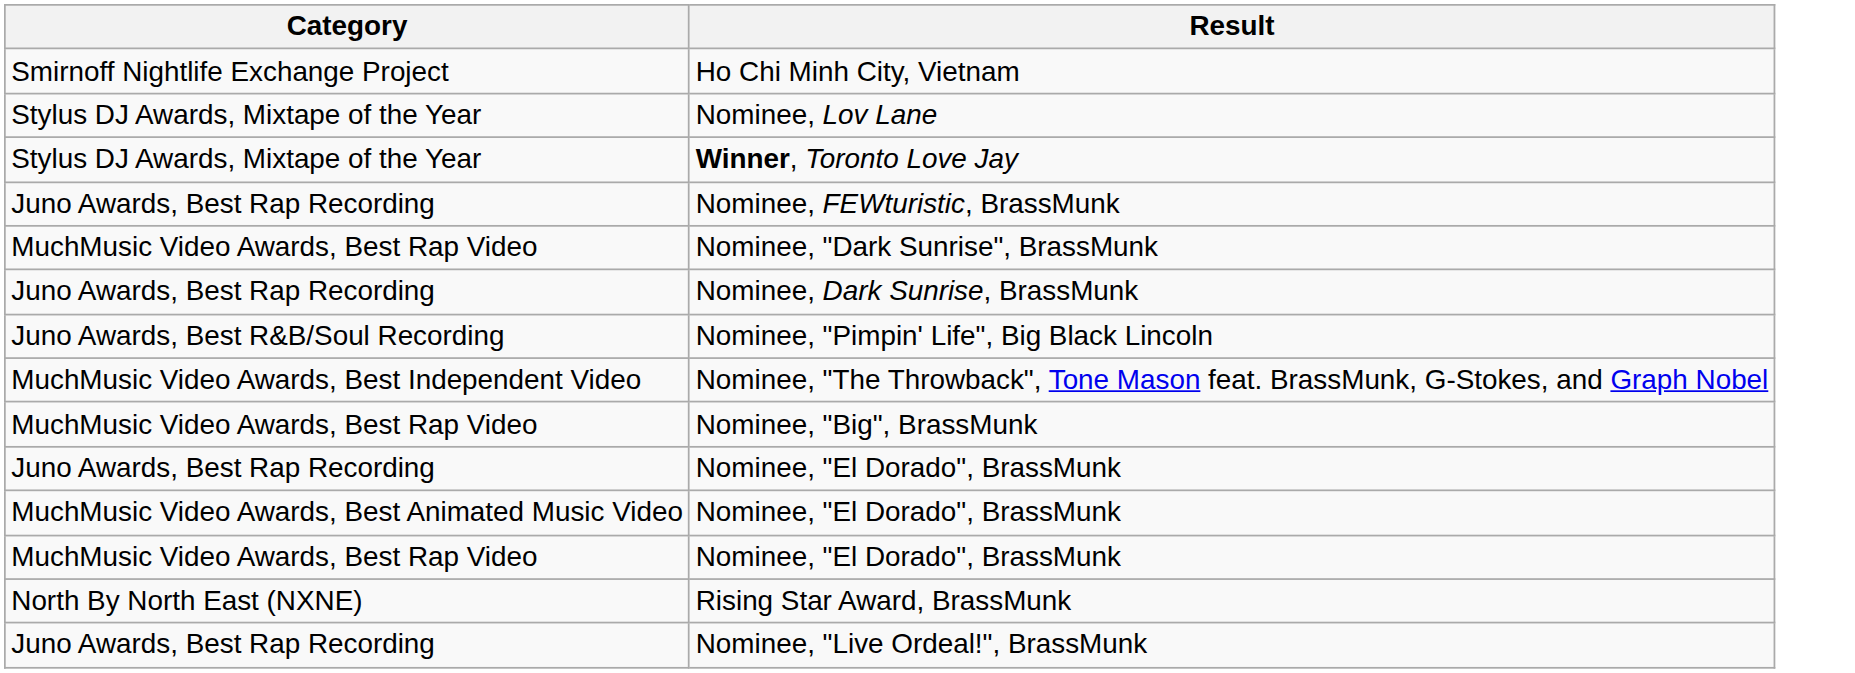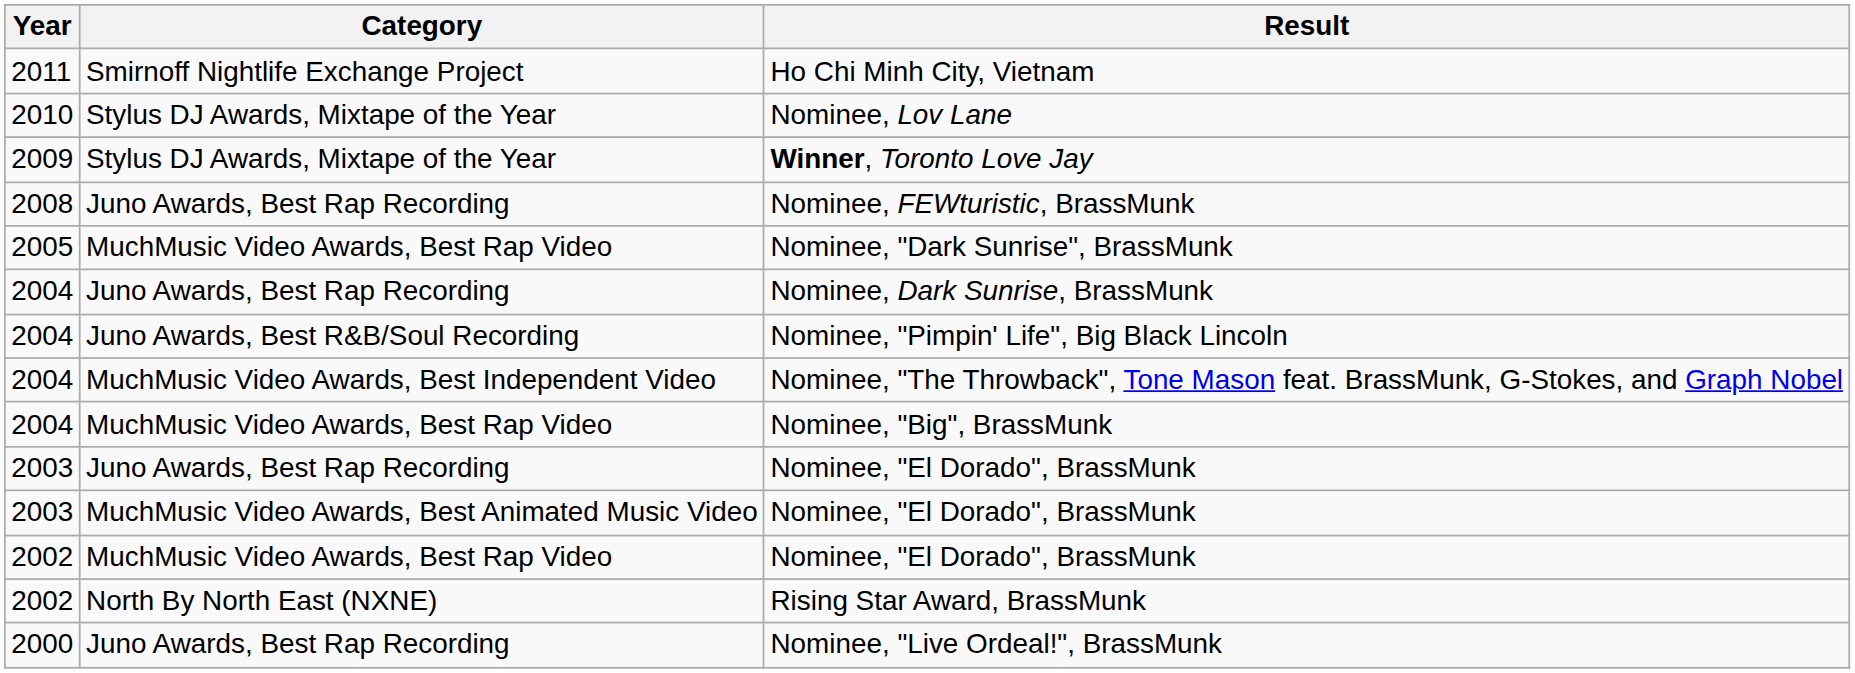+ column: (42, 26)
